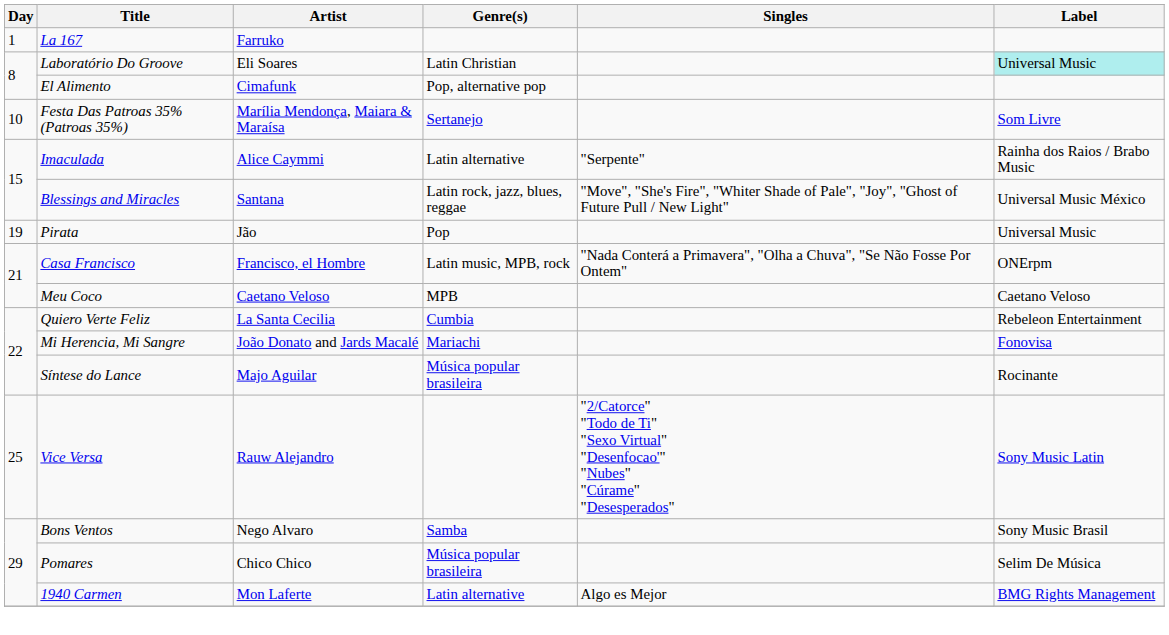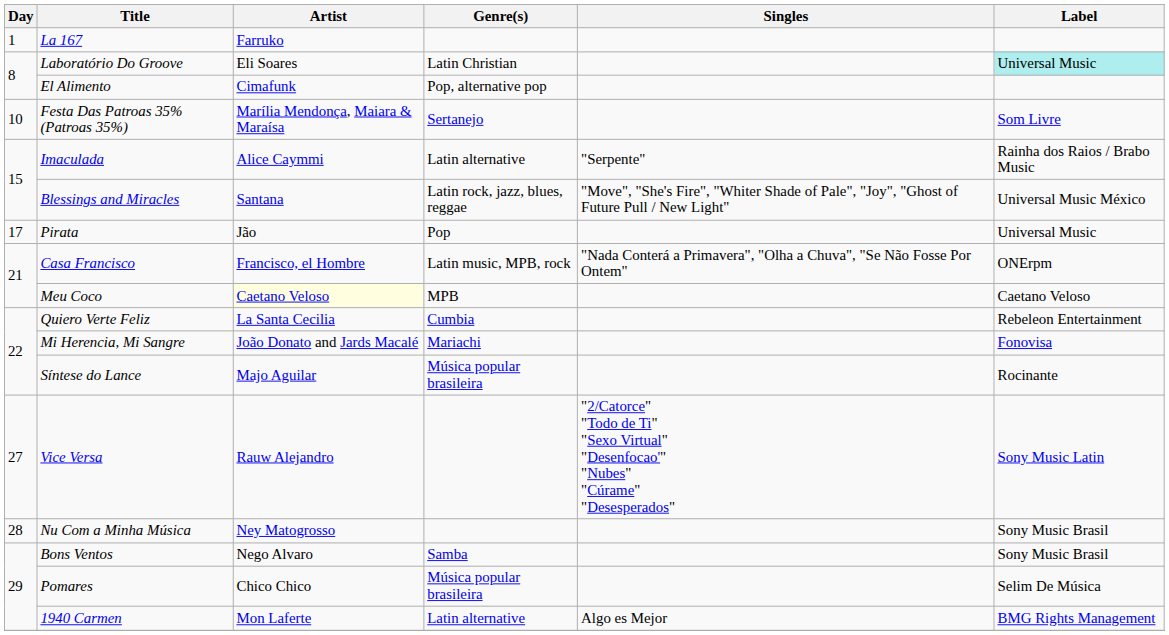(15, 231) 19 -> (15, 231) 17
(283, 295) no background -> (283, 295) lightyellow background
(15, 457) 25 -> (15, 457) 27
+ row: (116, 530)
